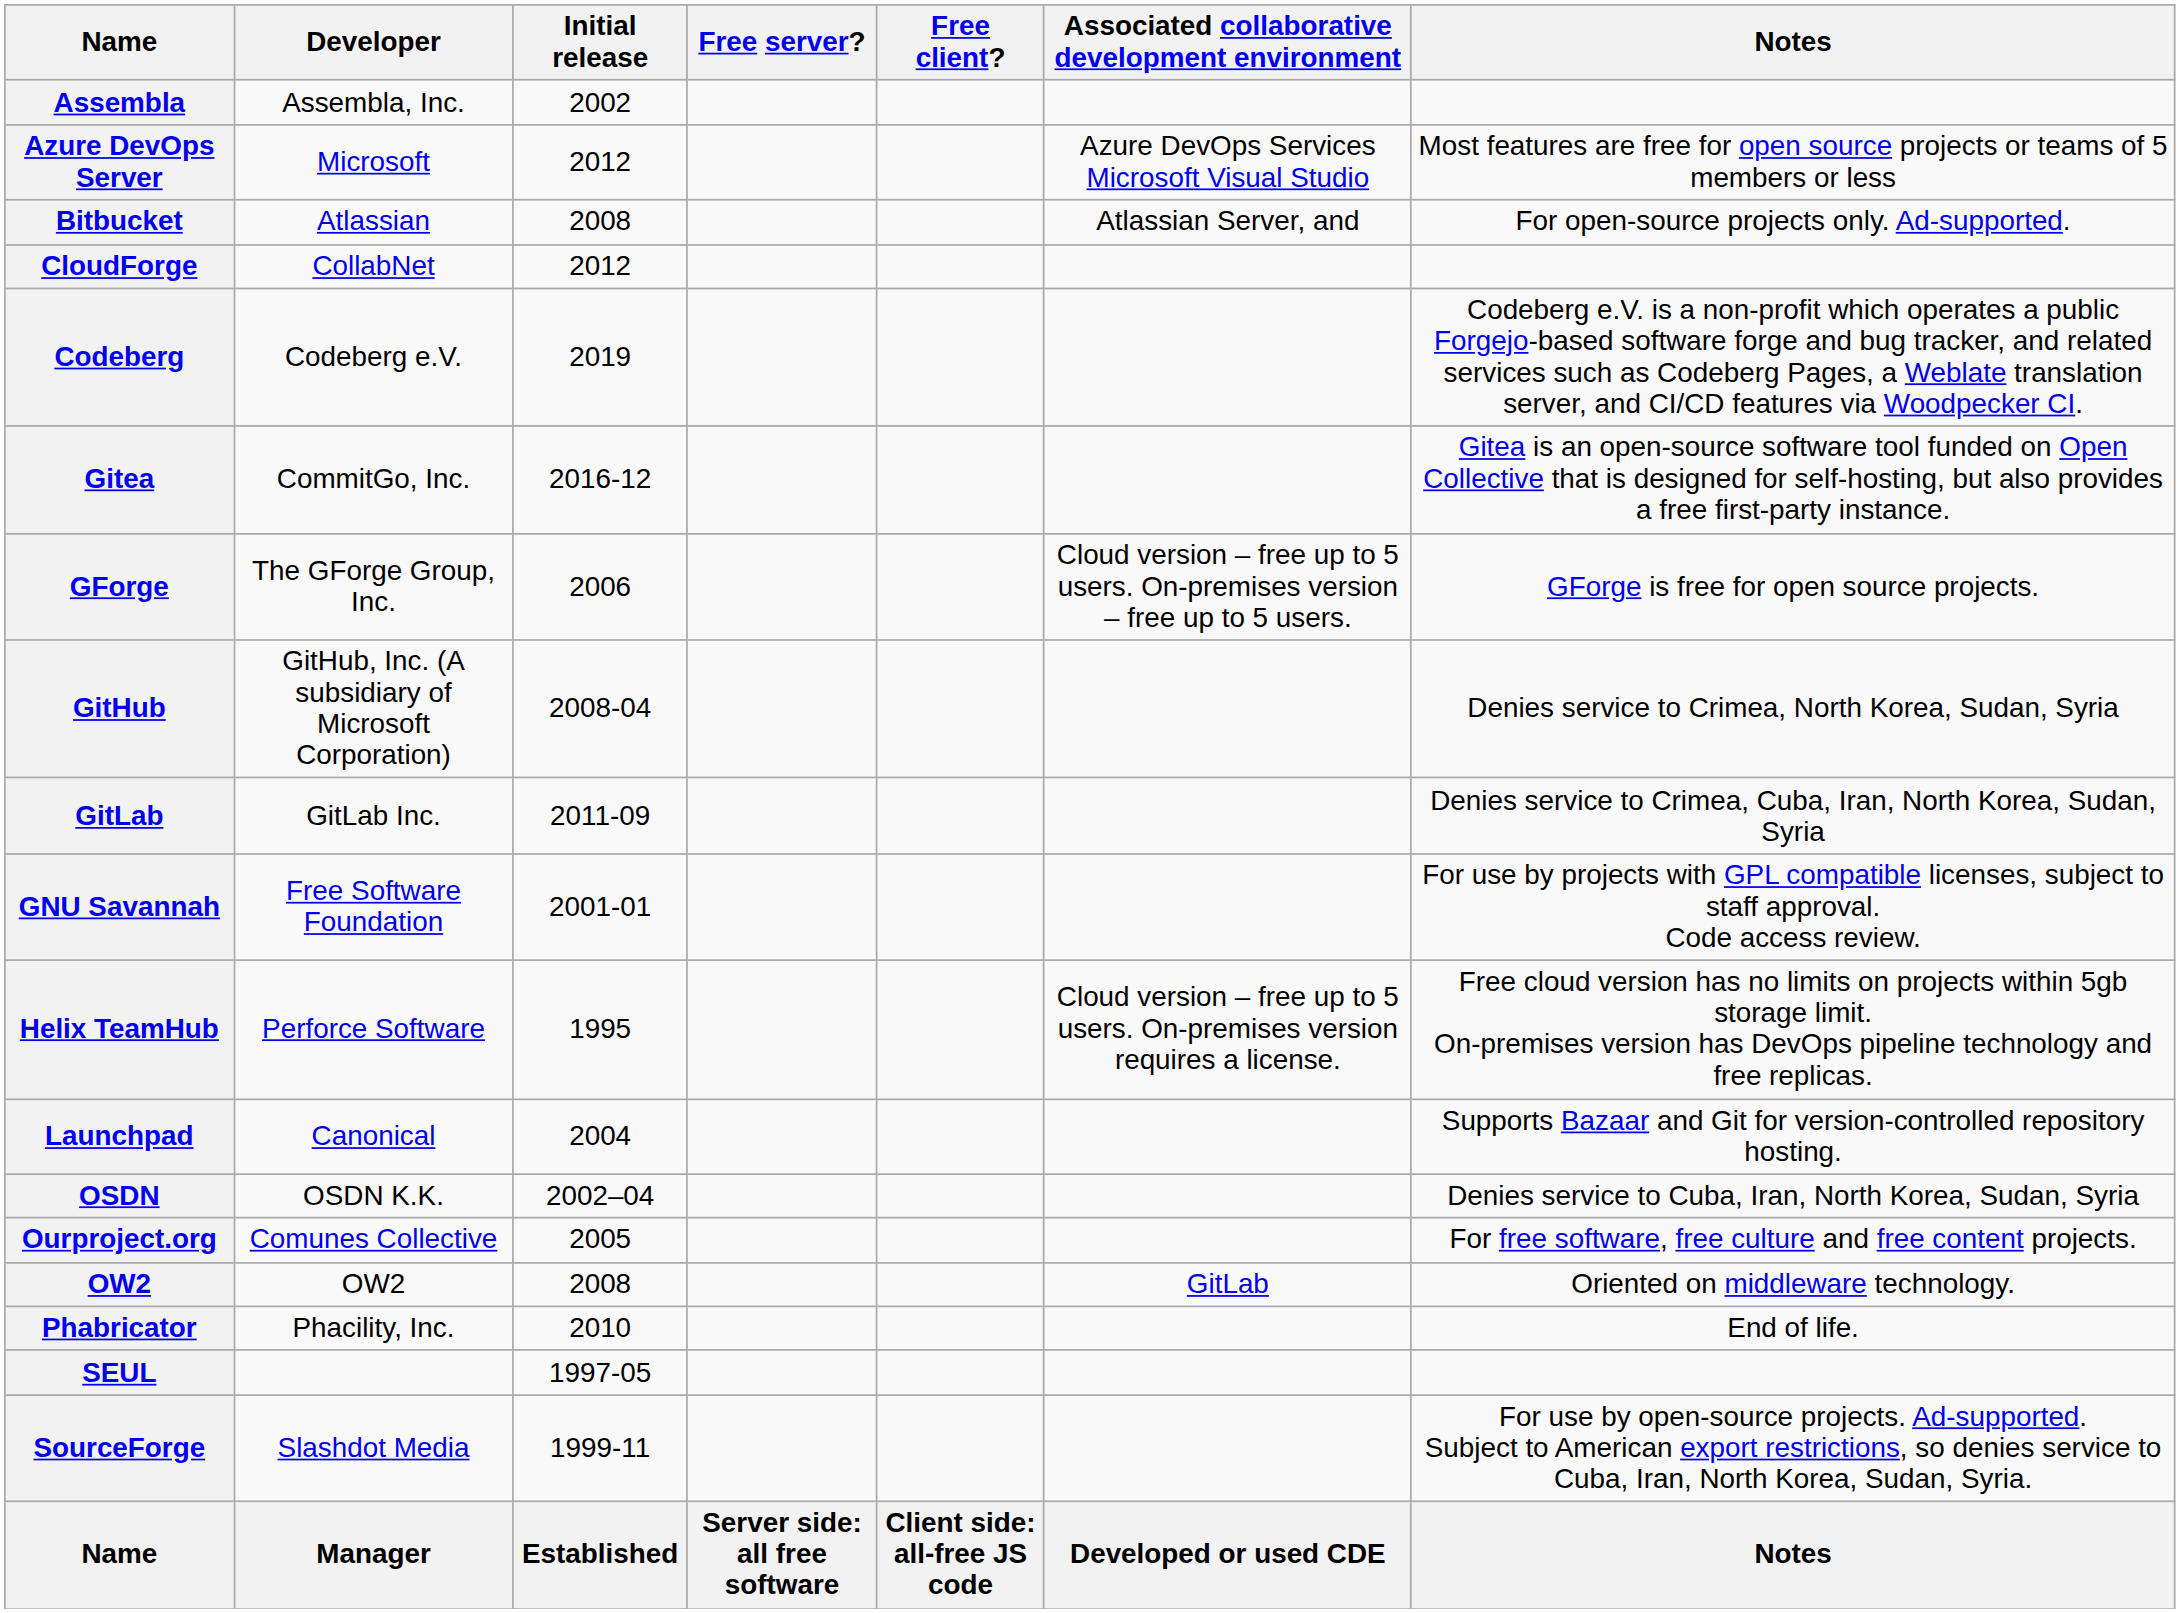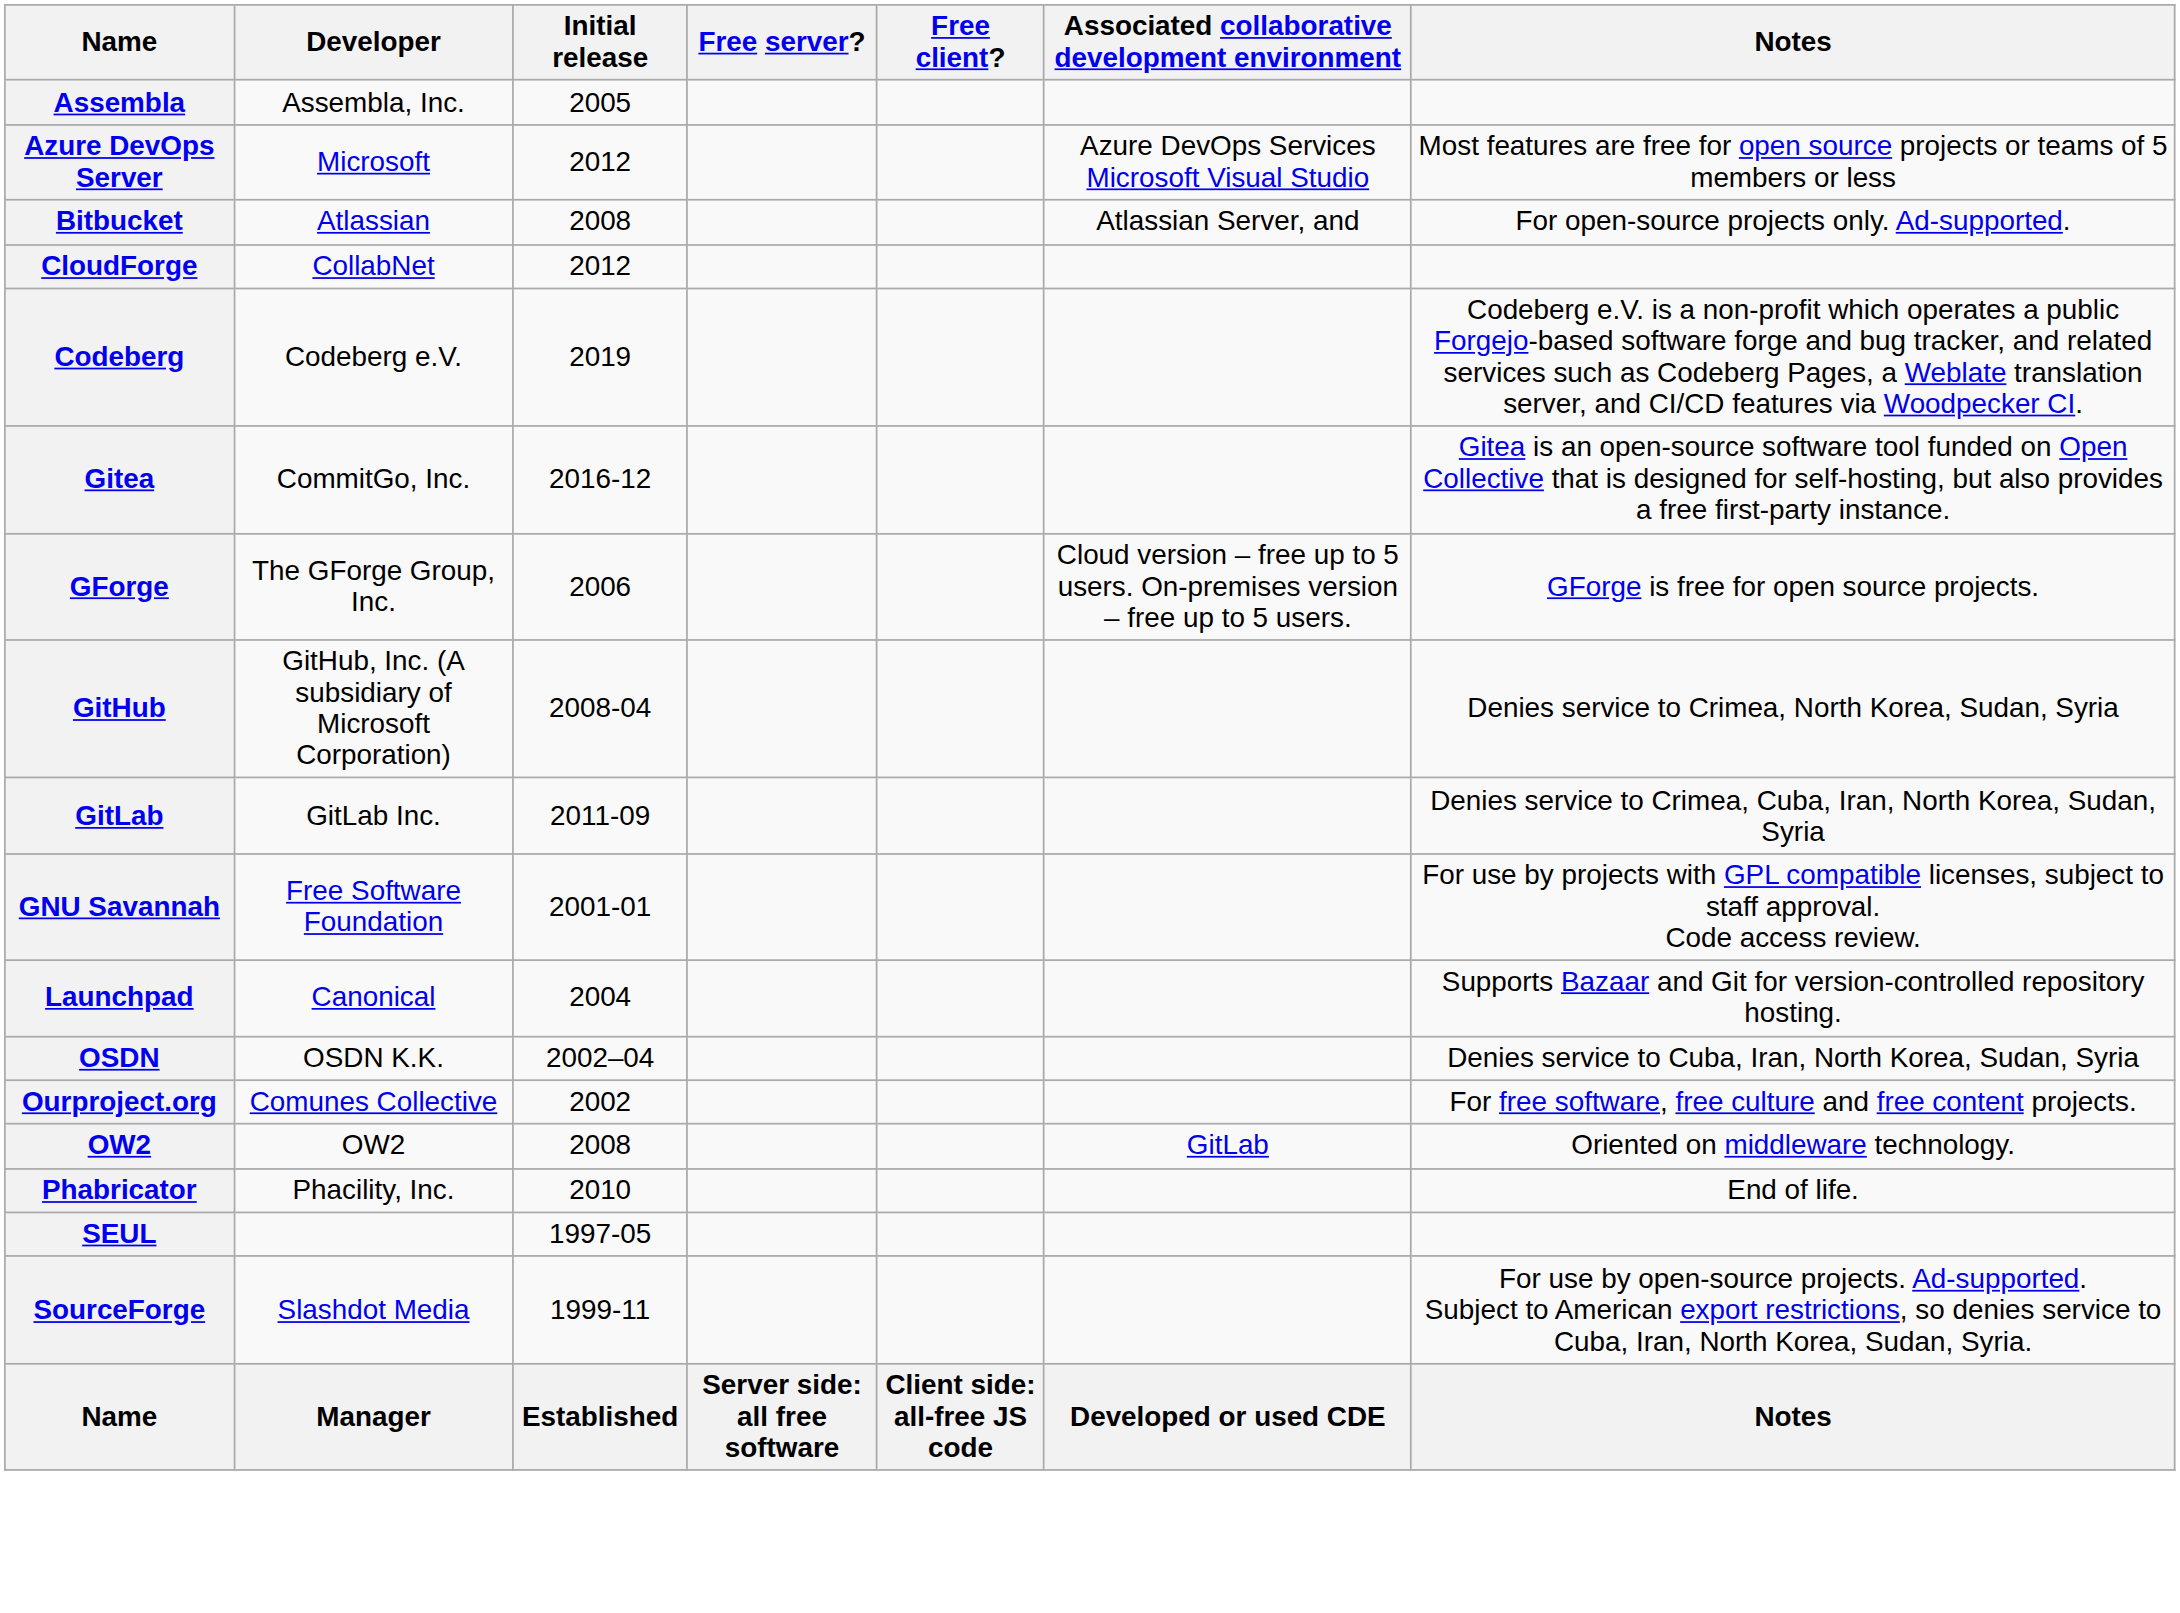(600, 102) 2002 -> (600, 102) 2005
- row: (119, 1029)
(600, 1239) 2005 -> (600, 1101) 2002
